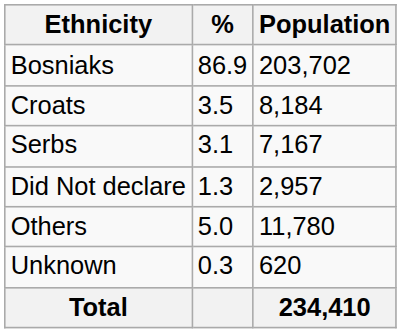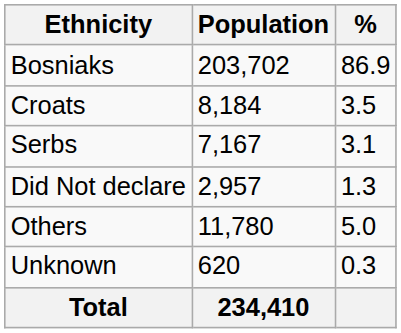columns swapped: (325, 24) <-> (222, 24)
